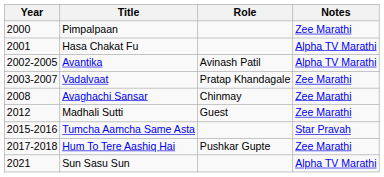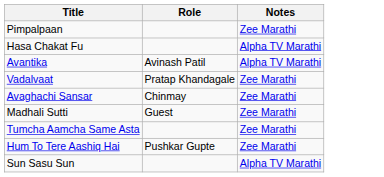- column: (32, 12)
(323, 130) Star Pravah -> (268, 130) Zee Marathi
